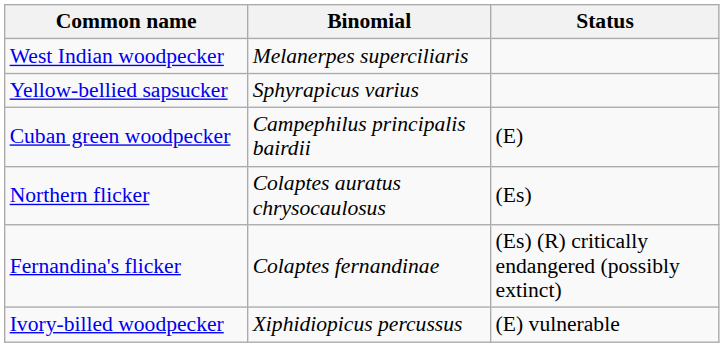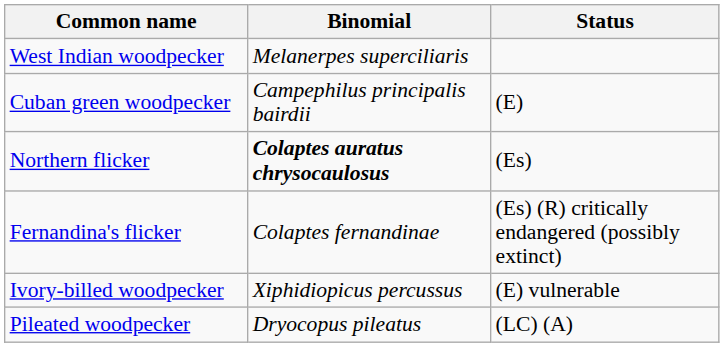- row: (119, 90)
(327, 195) normal -> (328, 160) bold
+ row: (100, 324)
